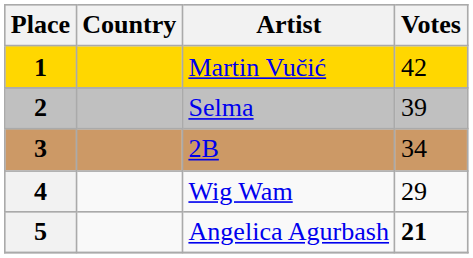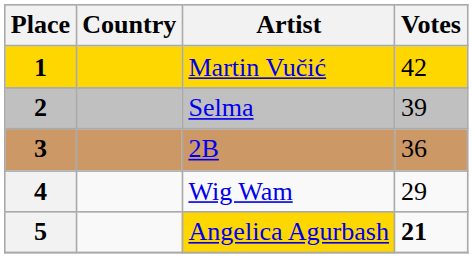(414, 149) 34 -> (414, 149) 36
(289, 231) no background -> (289, 231) gold background
